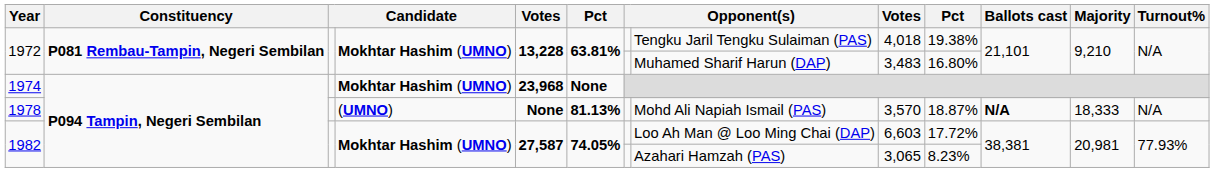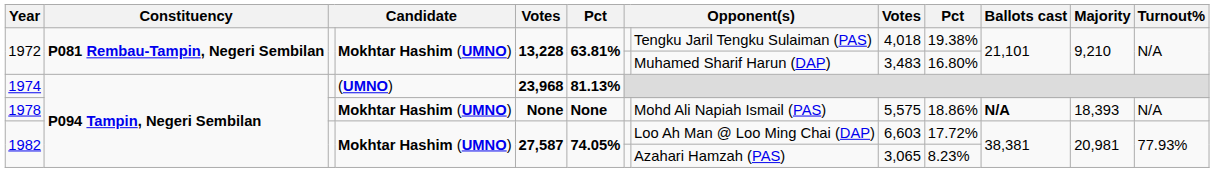(425, 86) Mokhtar Hashim (UMNO) -> (365, 86) (UMNO)
(589, 86) None -> (595, 86) 81.13%
(365, 110) (UMNO) -> (425, 110) Mokhtar Hashim (UMNO)
(595, 110) 81.13% -> (589, 110) None
(902, 110) 3,570 -> (902, 110) 5,575
(953, 110) 18.87% -> (953, 110) 18.86%
(1097, 110) 18,333 -> (1097, 110) 18,393
